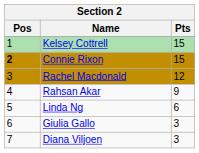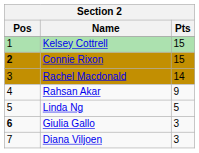(179, 76) 12 -> (179, 76) 14
(176, 108) 6 -> (176, 108) 5
(9, 124) normal -> (9, 124) bold
